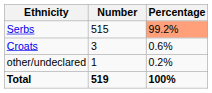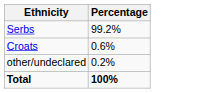- column: (117, 12)
(164, 29) lightsalmon background -> (106, 29) no background
